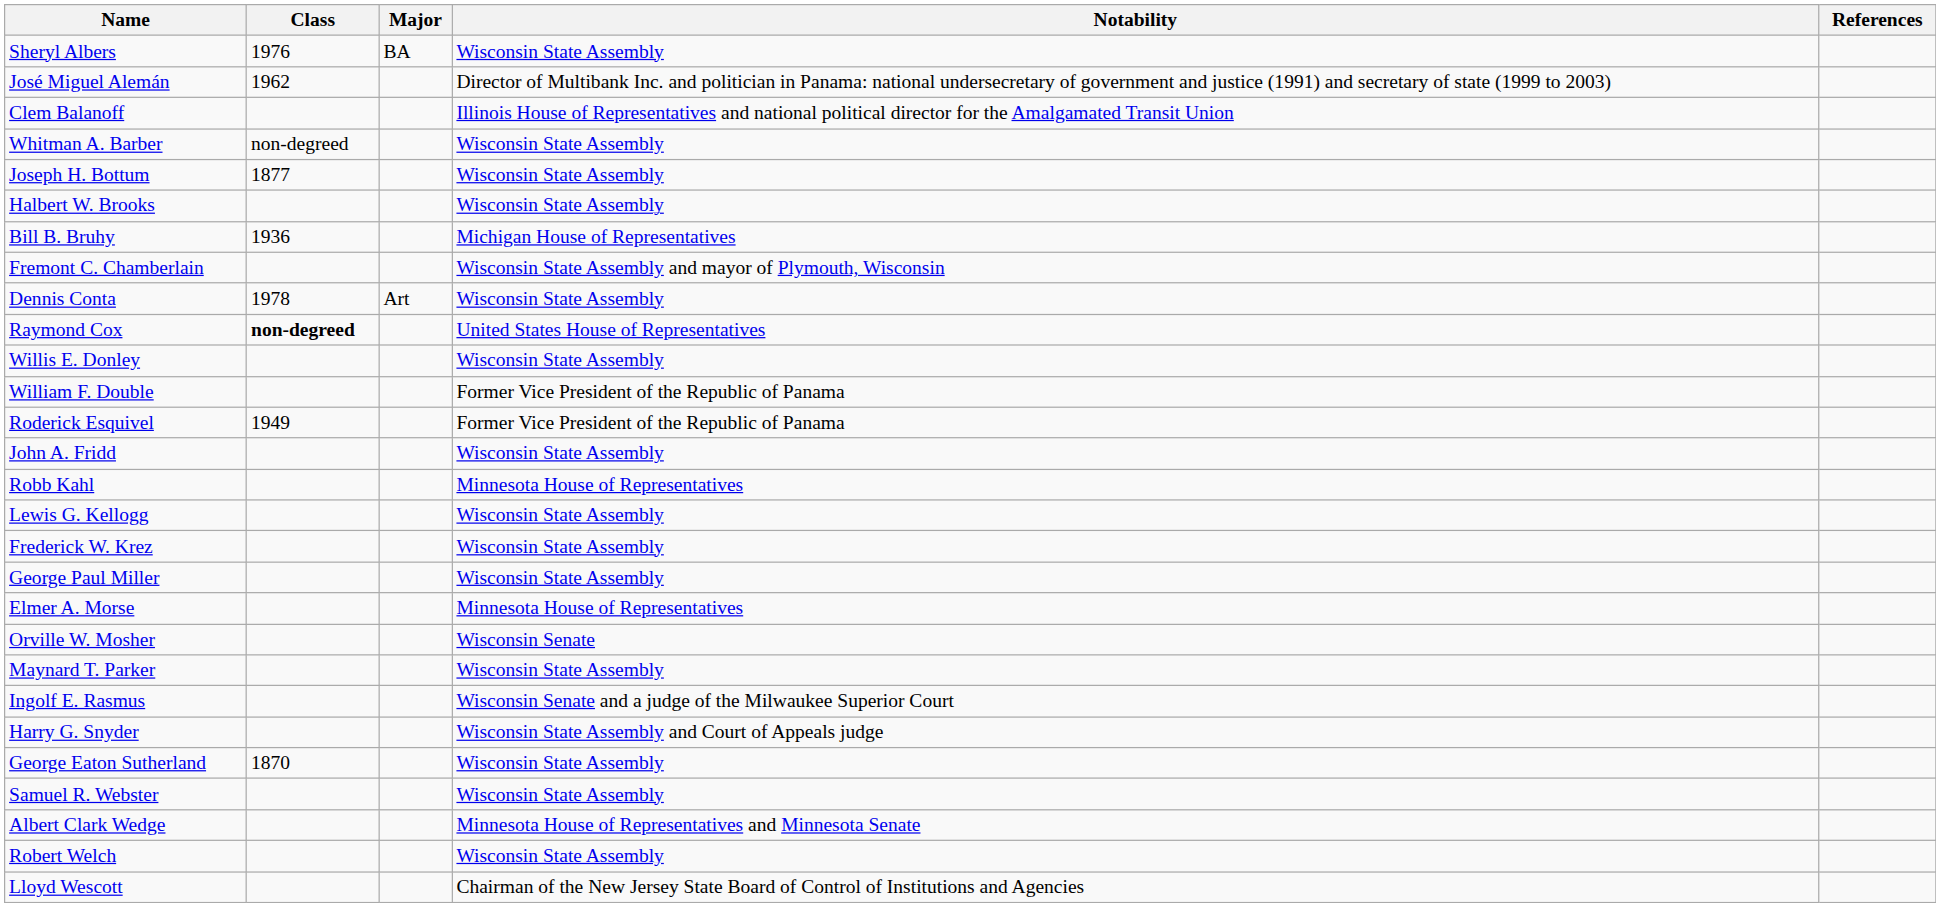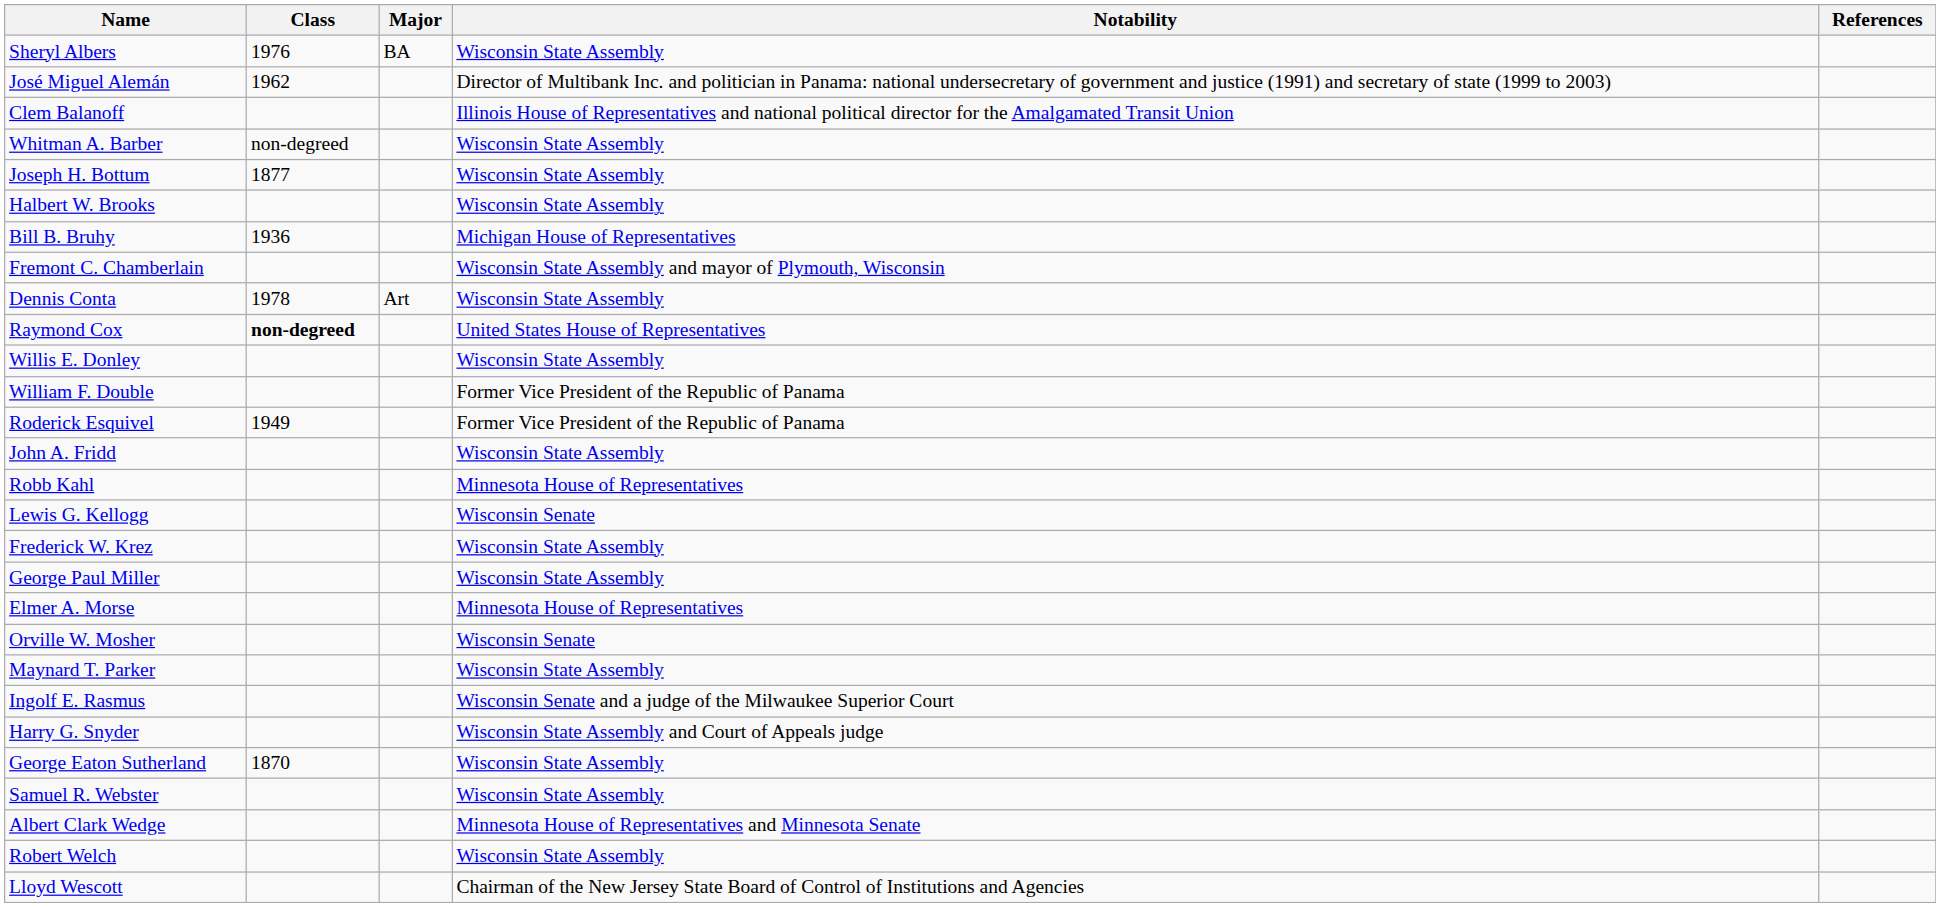(560, 515) Wisconsin State Assembly -> (526, 515) Wisconsin Senate
